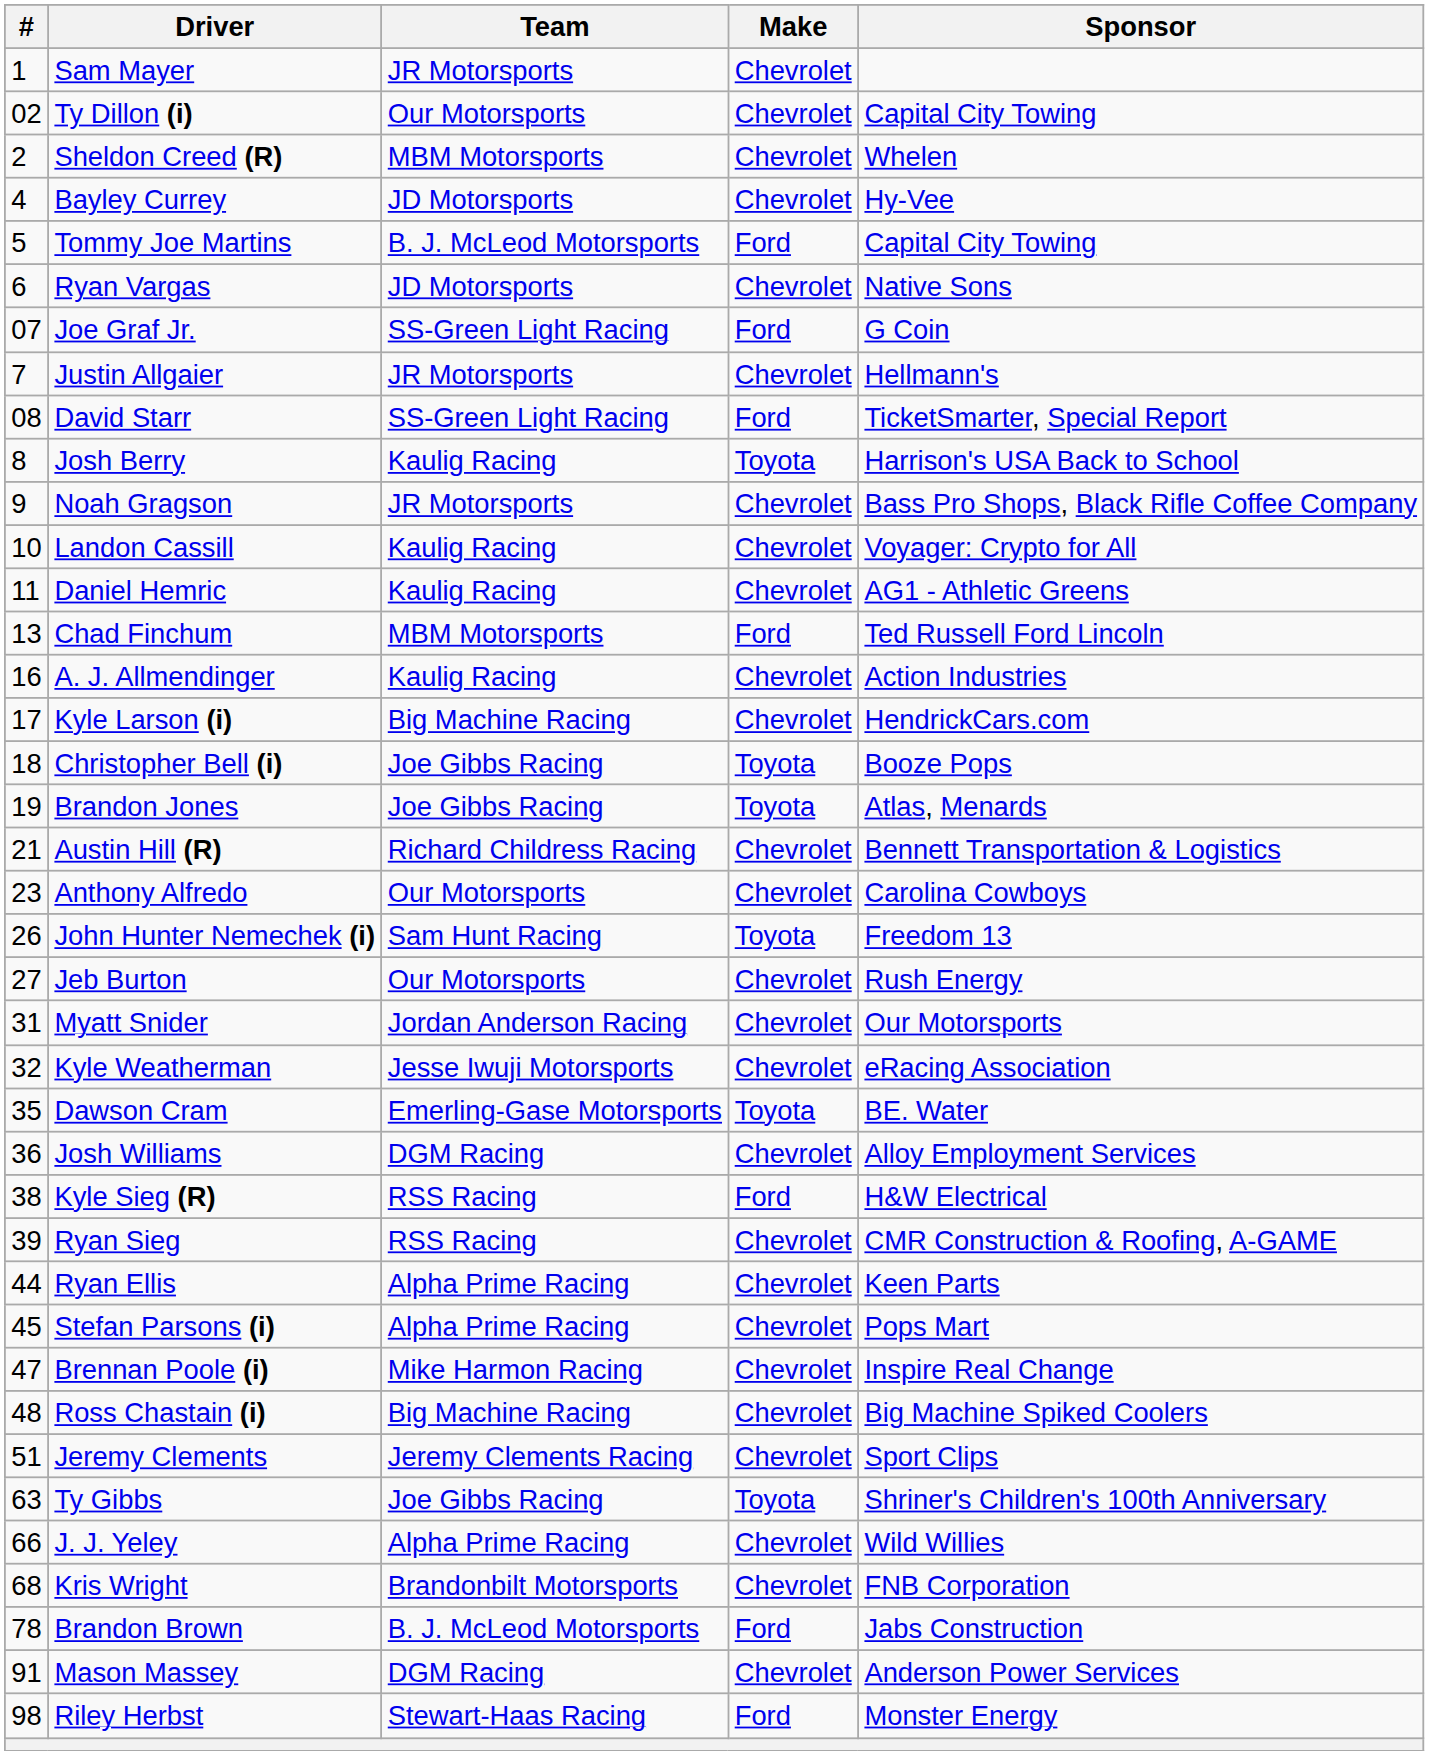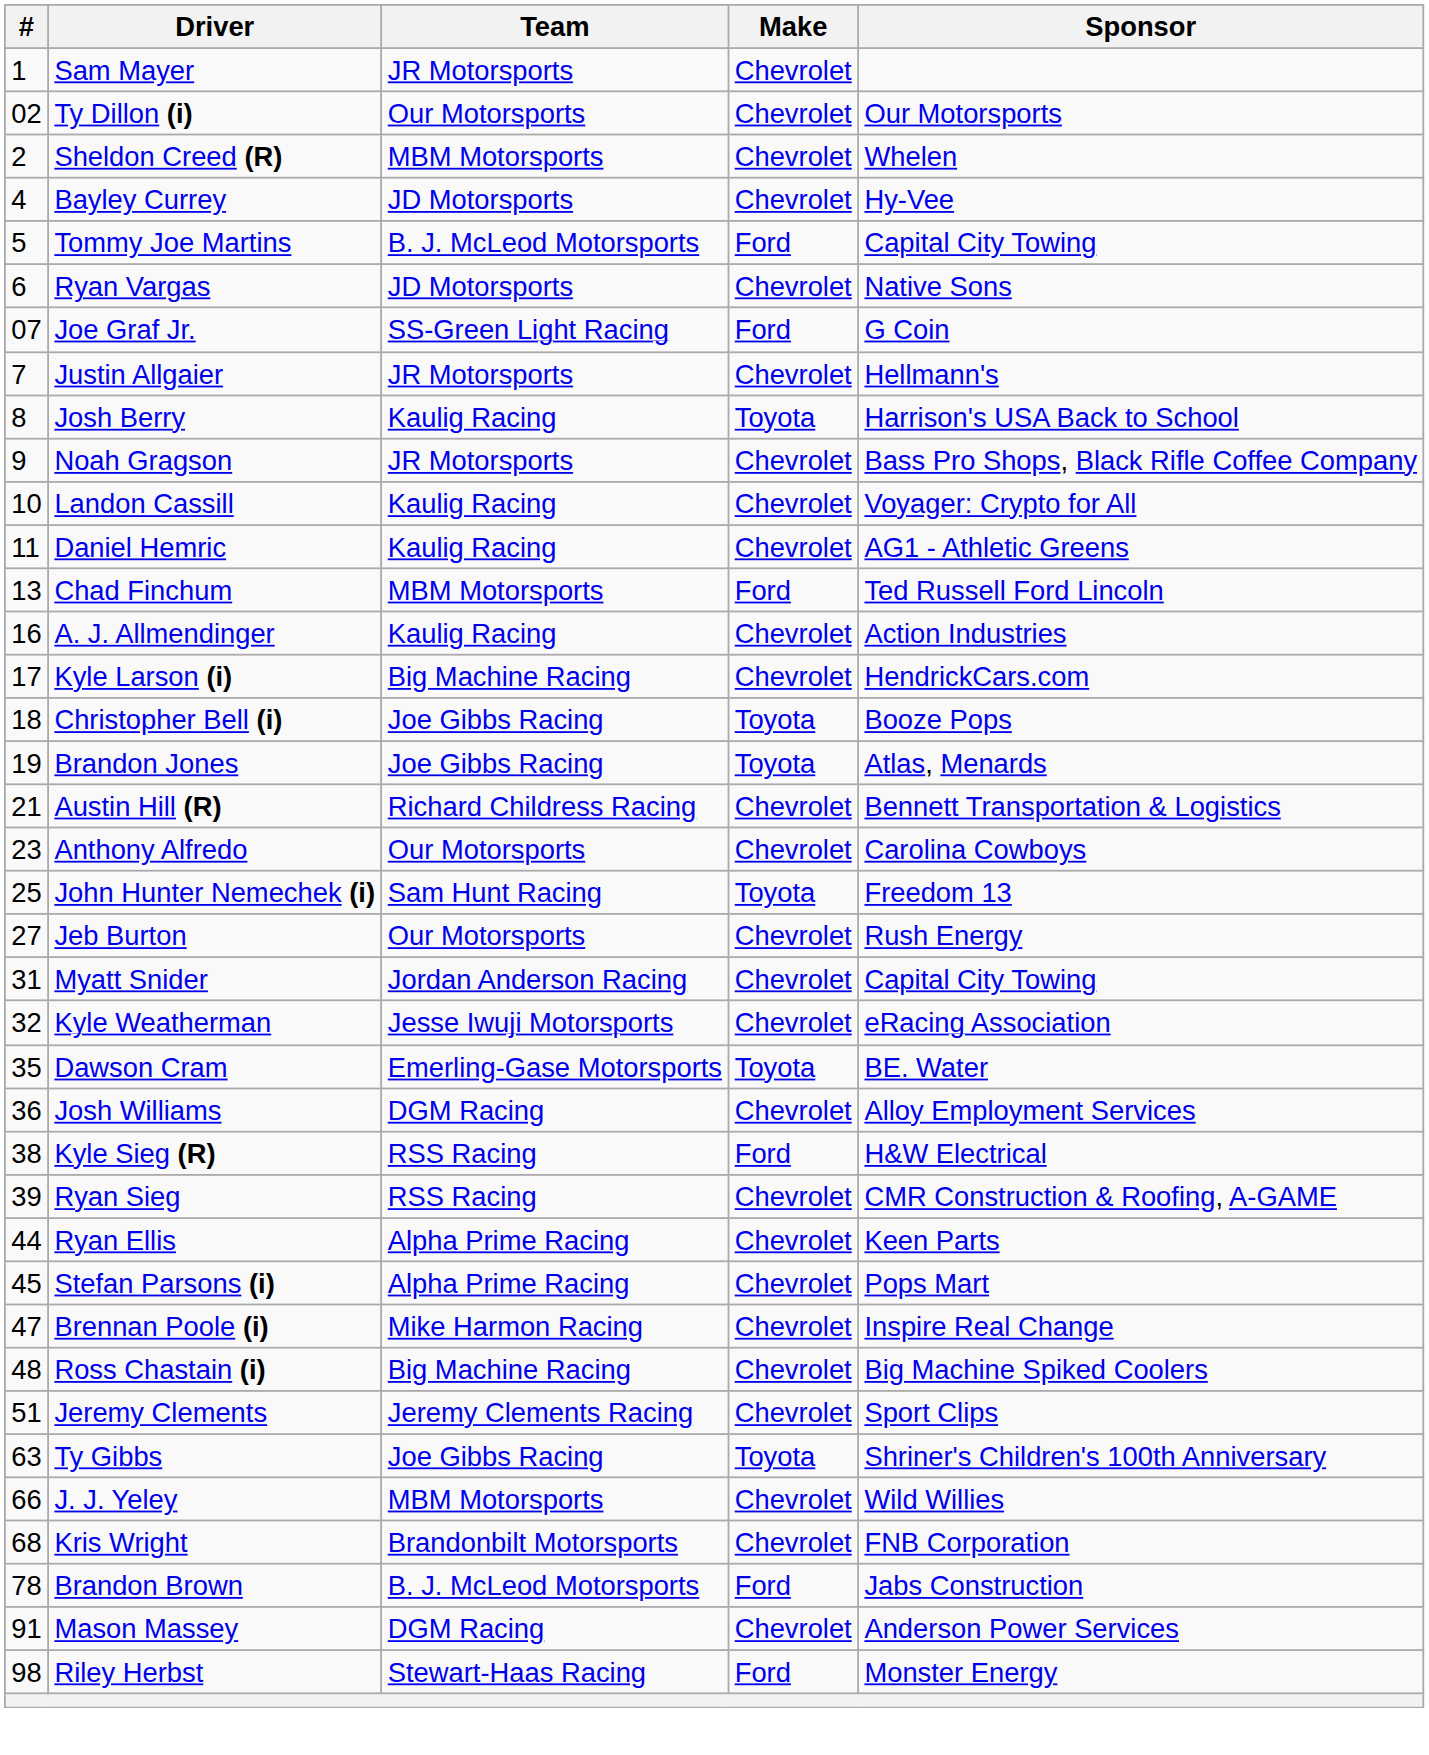(980, 113) Capital City Towing -> (963, 113) Our Motorsports
- row: (123, 417)
(26, 936) 26 -> (26, 893) 25
(963, 1023) Our Motorsports -> (980, 980) Capital City Towing
(509, 1543) Alpha Prime Racing -> (496, 1499) MBM Motorsports
